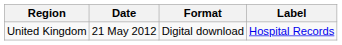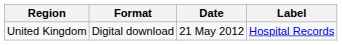columns swapped: (124, 13) <-> (203, 13)
